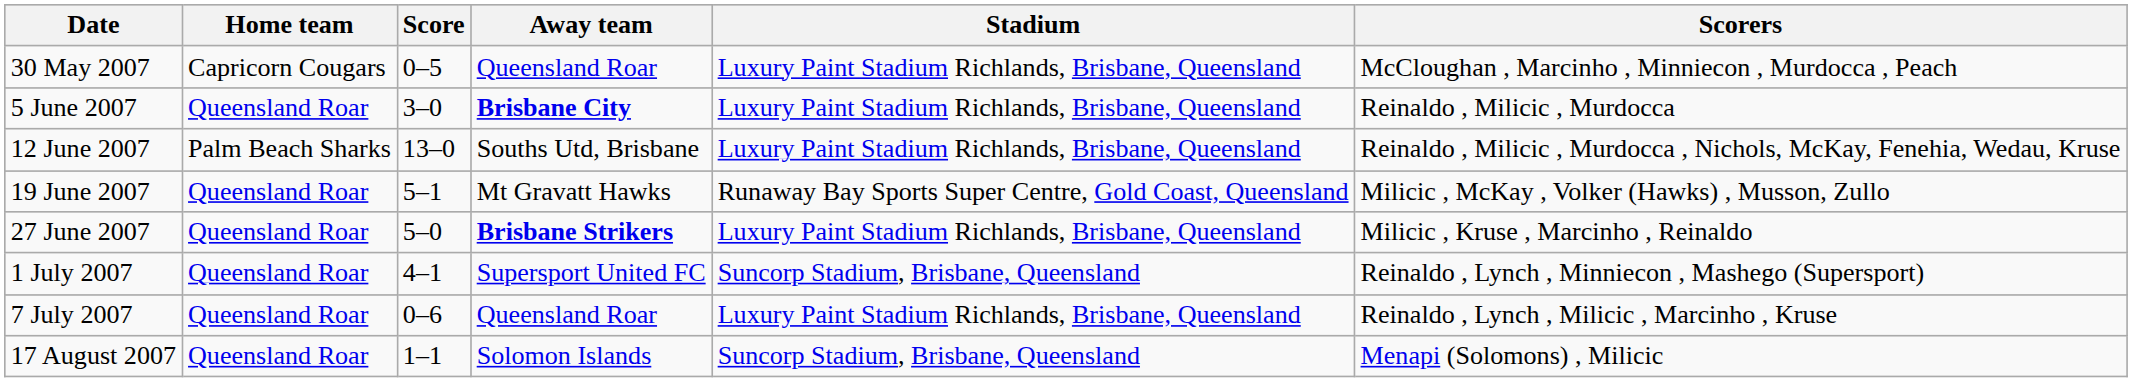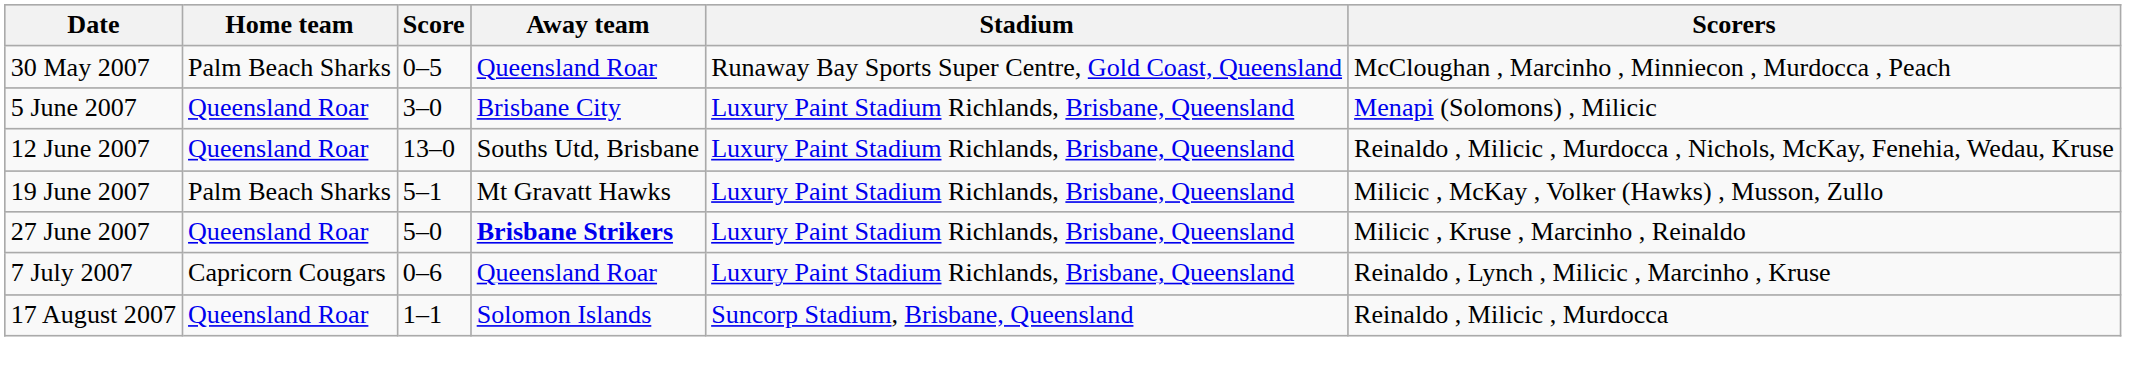(287, 66) Capricorn Cougars -> (289, 66) Palm Beach Sharks
(1009, 66) Luxury Paint Stadium Richlands, Brisbane, Queensland -> (1027, 66) Runaway Bay Sports Super Centre, Gold Coast, Queensland
(554, 107) bold -> (549, 107) normal
(1518, 107) Reinaldo , Milicic , Murdocca -> (1505, 107) Menapi (Solomons) , Milicic
(289, 149) Palm Beach Sharks -> (278, 149) Queensland Roar
(278, 190) Queensland Roar -> (289, 190) Palm Beach Sharks
(1033, 190) Runaway Bay Sports Super Centre, Gold Coast, Queensland -> (1003, 190) Luxury Paint Stadium Richlands, Brisbane, Queensland
- row: (72, 273)
(278, 314) Queensland Roar -> (287, 273) Capricorn Cougars
(1512, 356) Menapi (Solomons) , Milicic -> (1511, 314) Reinaldo , Milicic , Murdocca
